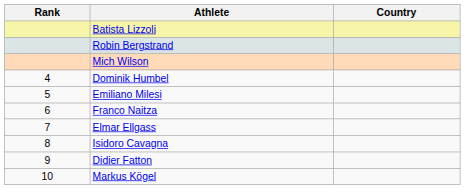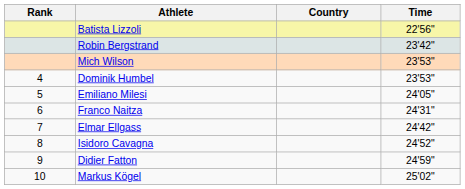+ column: (420, 13)
